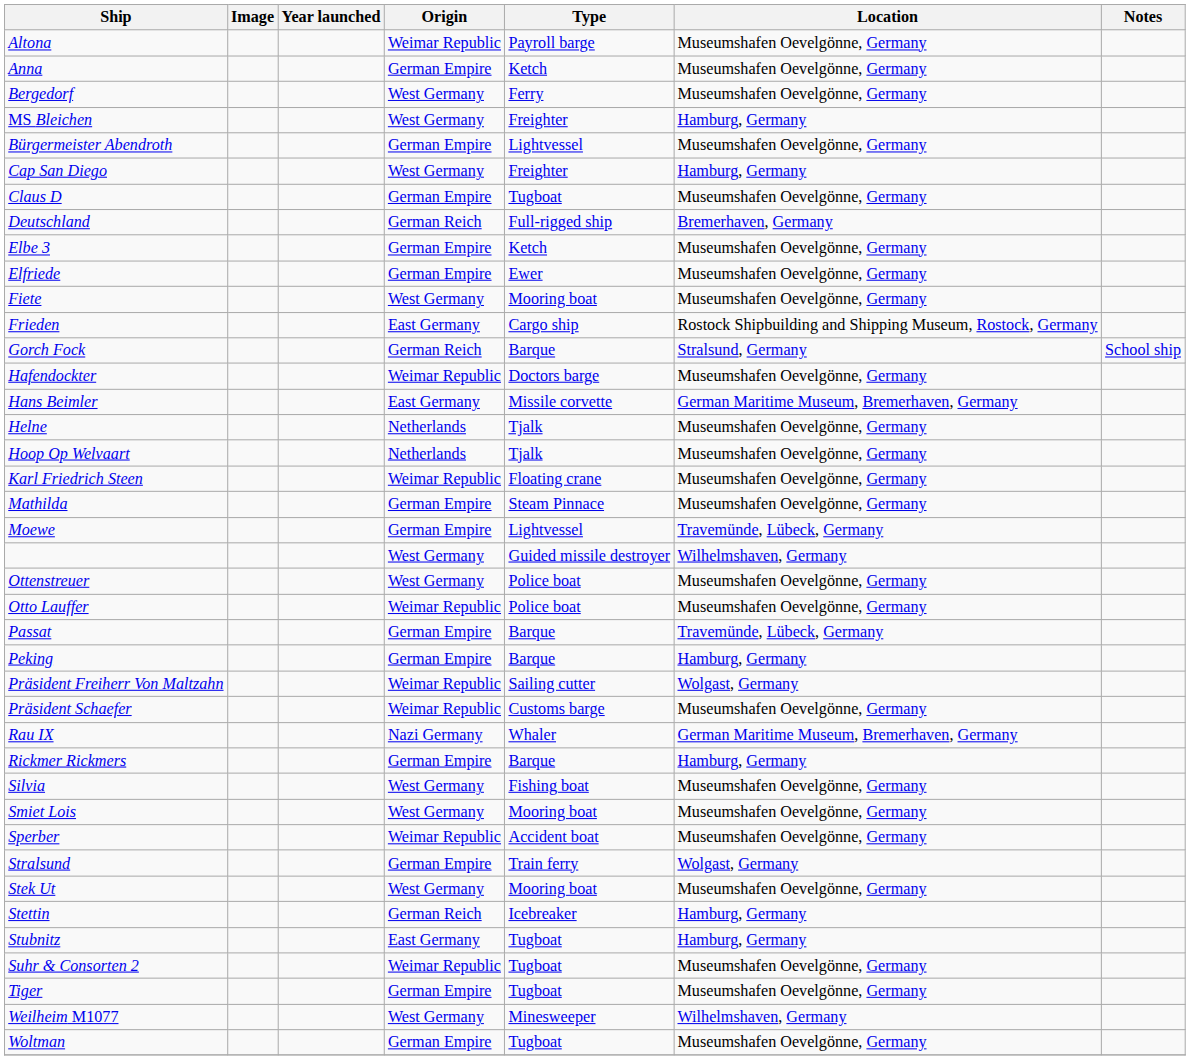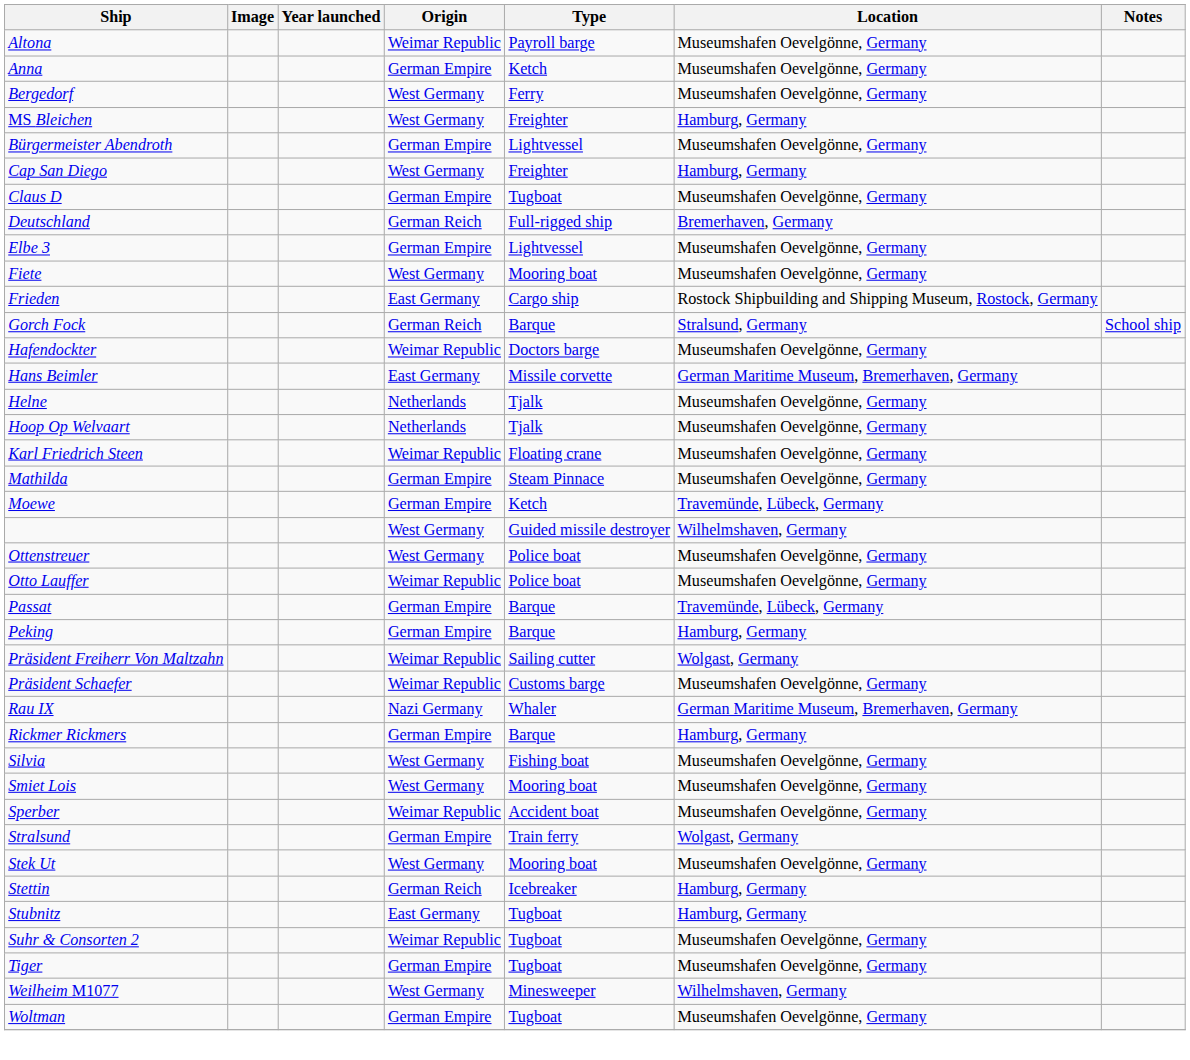(528, 247) Ketch -> (546, 247) Lightvessel
- row: (34, 273)
(546, 529) Lightvessel -> (528, 504) Ketch
